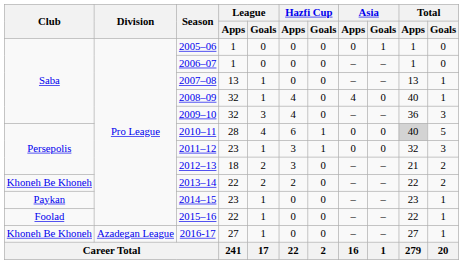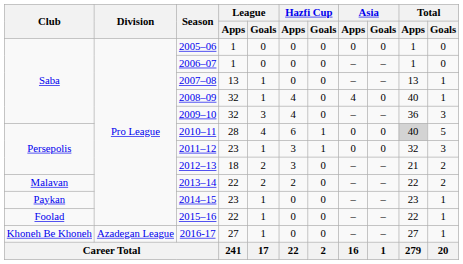(383, 47) 1 -> (383, 47) 0
(49, 183) Khoneh Be Khoneh -> (49, 183) Malavan
